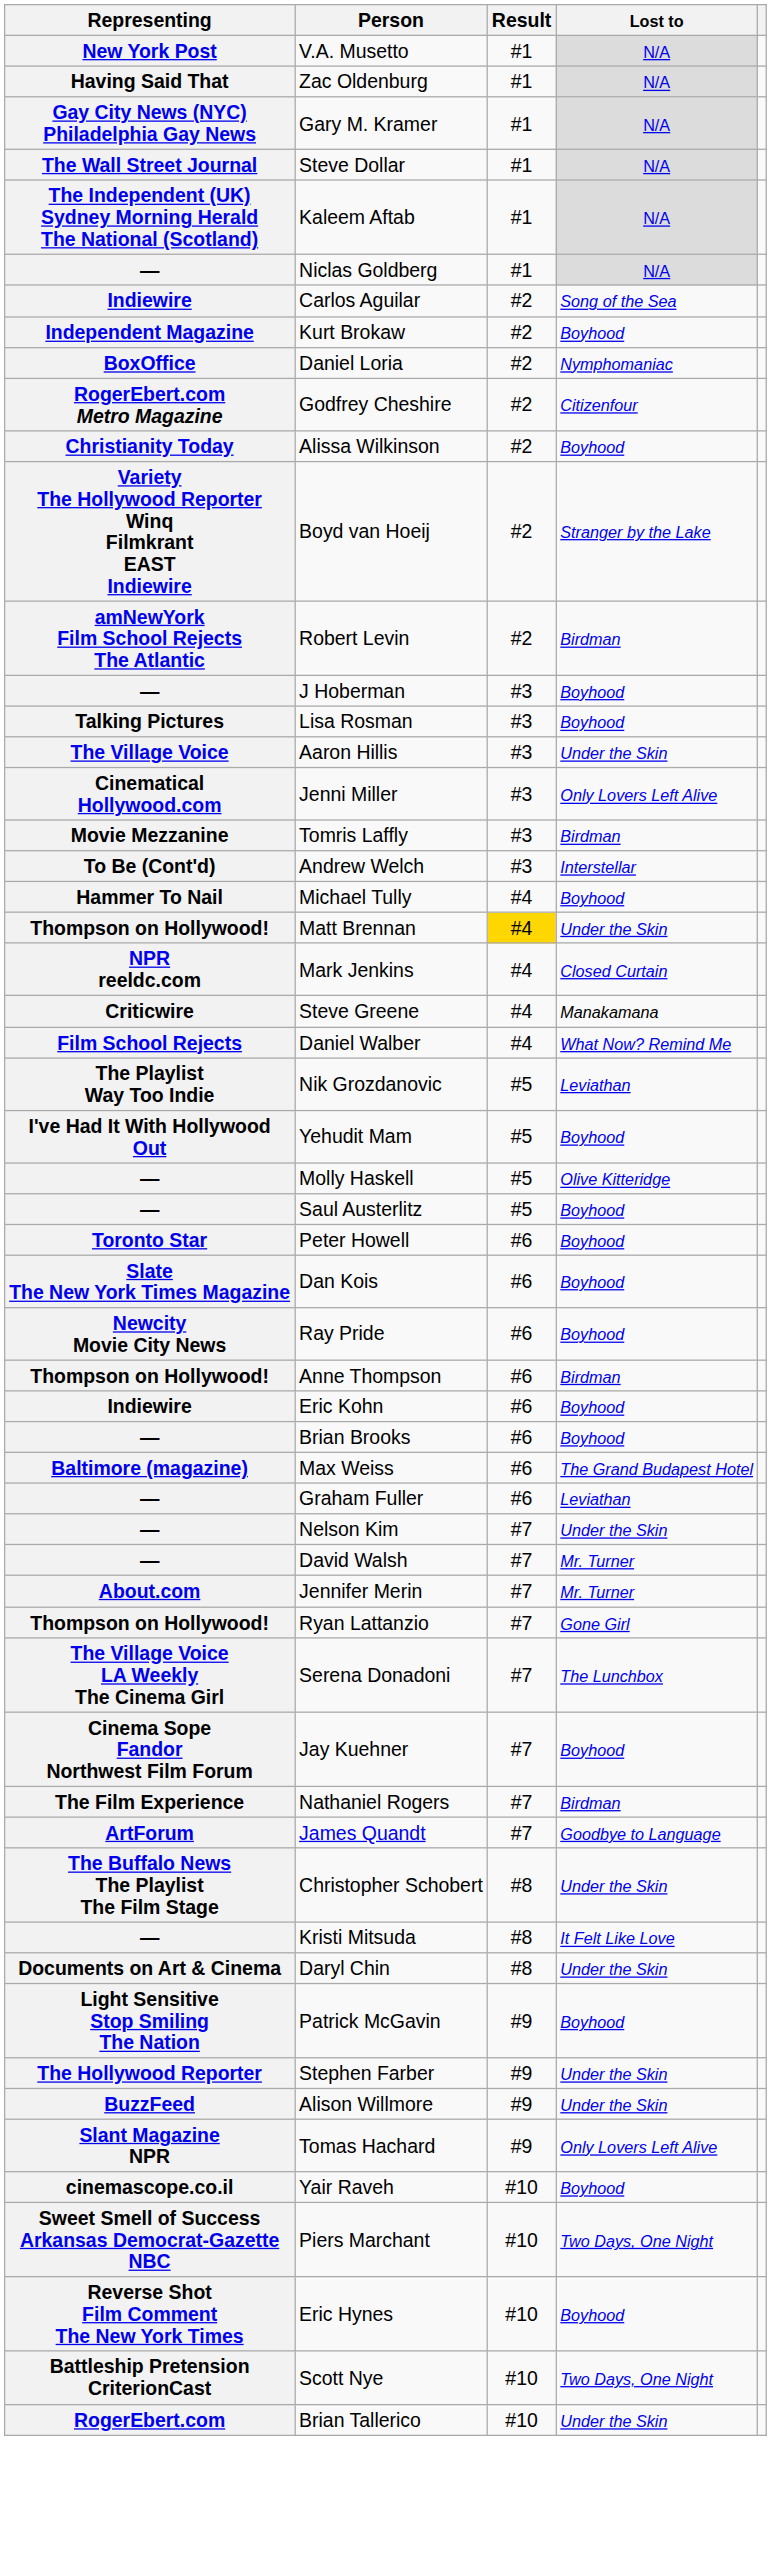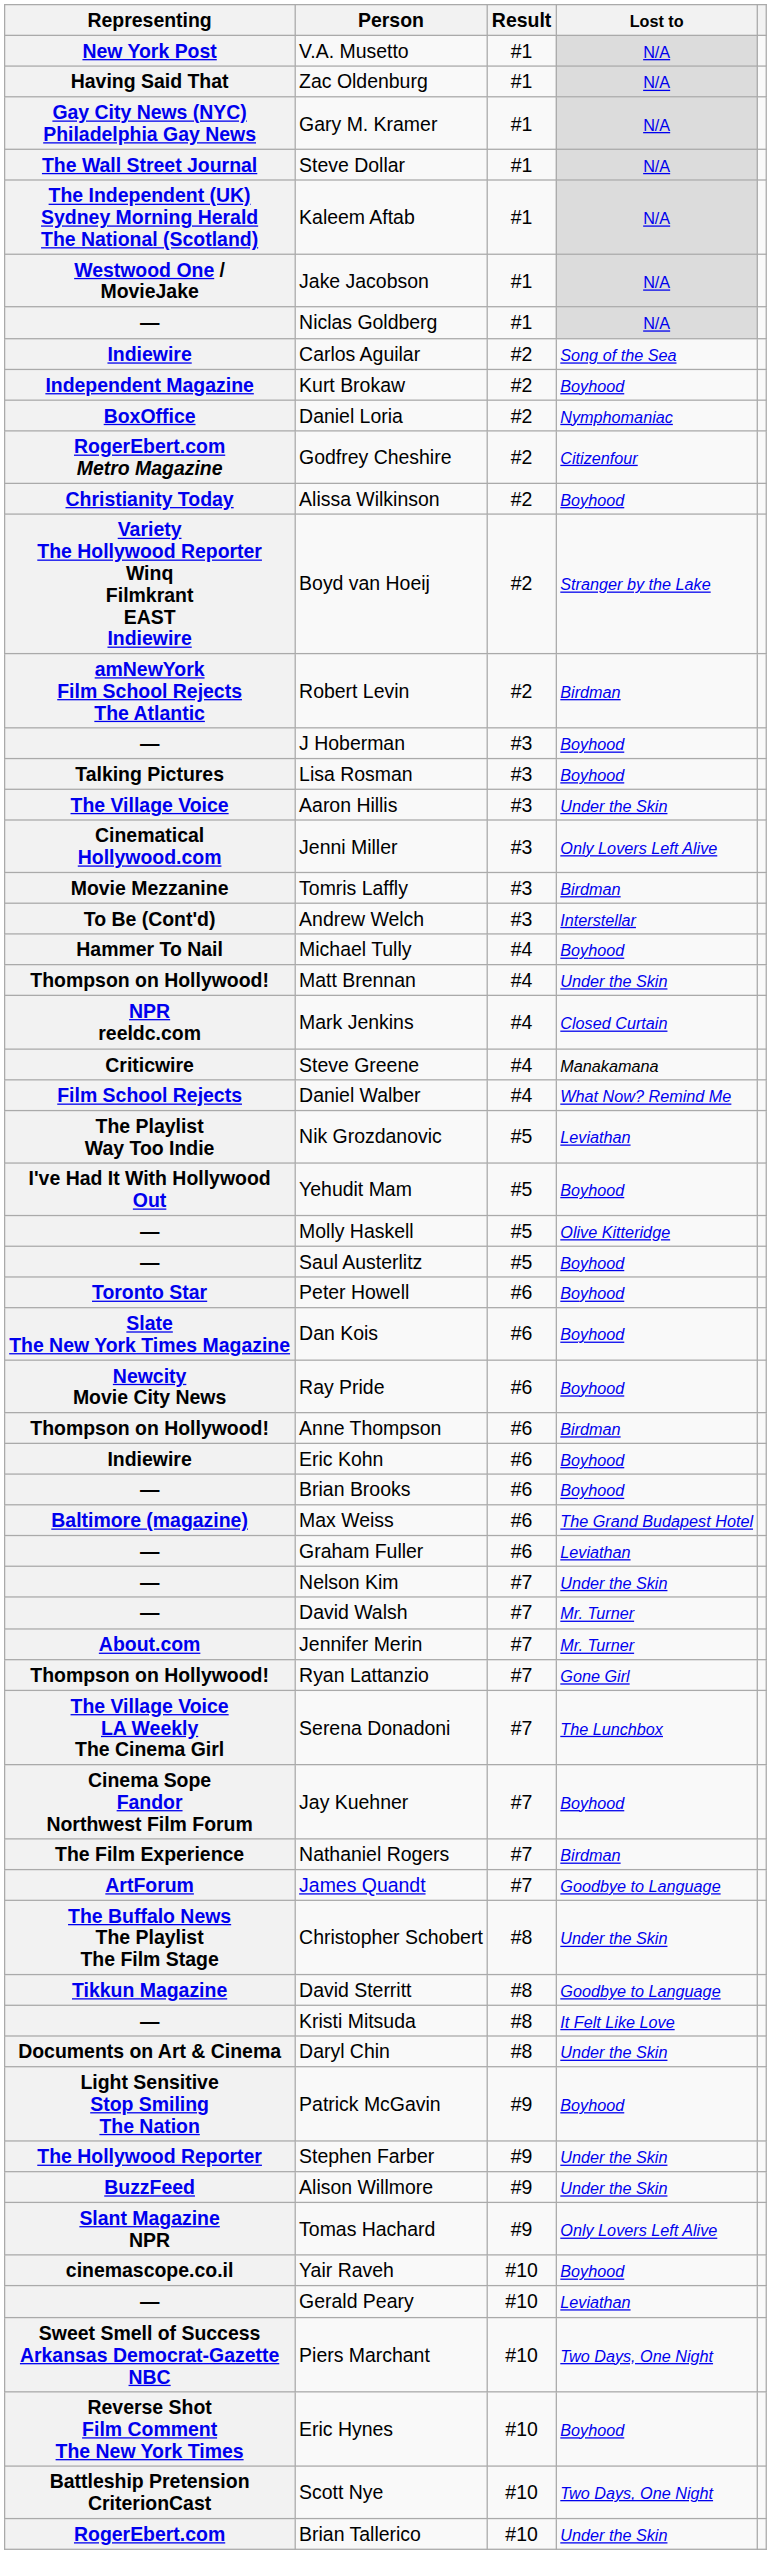+ row: (364, 281)
(522, 928) gold background -> (522, 981) no background
+ row: (355, 1990)
+ row: (356, 2302)
